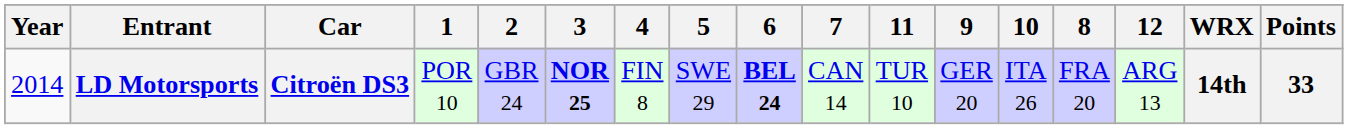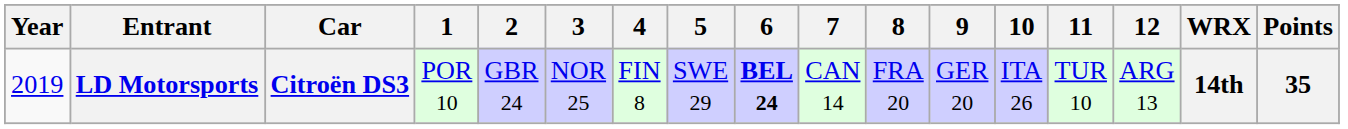columns swapped: (1084, 26) <-> (902, 26)
(37, 85) 2014 -> (37, 85) 2019
(580, 85) bold -> (578, 85) normal
(1301, 85) 33 -> (1298, 85) 35
